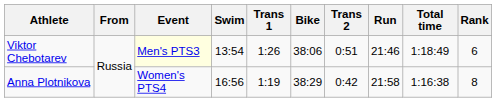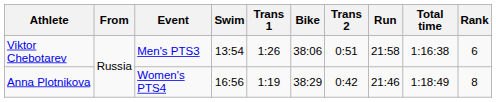(168, 51) lightyellow background -> (168, 51) no background
(385, 51) 21:46 -> (385, 51) 21:58
(430, 51) 1:18:49 -> (430, 51) 1:16:38
(385, 82) 21:58 -> (385, 82) 21:46
(430, 82) 1:16:38 -> (430, 82) 1:18:49
